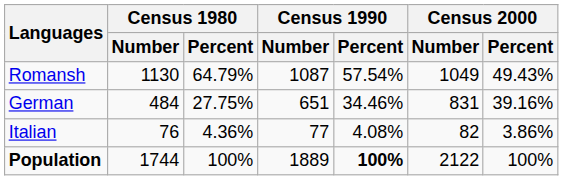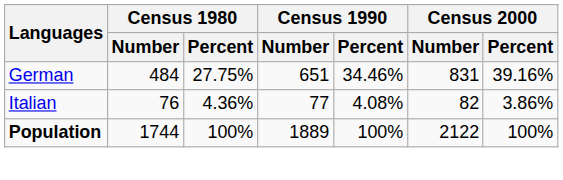- row: (47, 75)
(380, 160) bold -> (380, 132) normal
